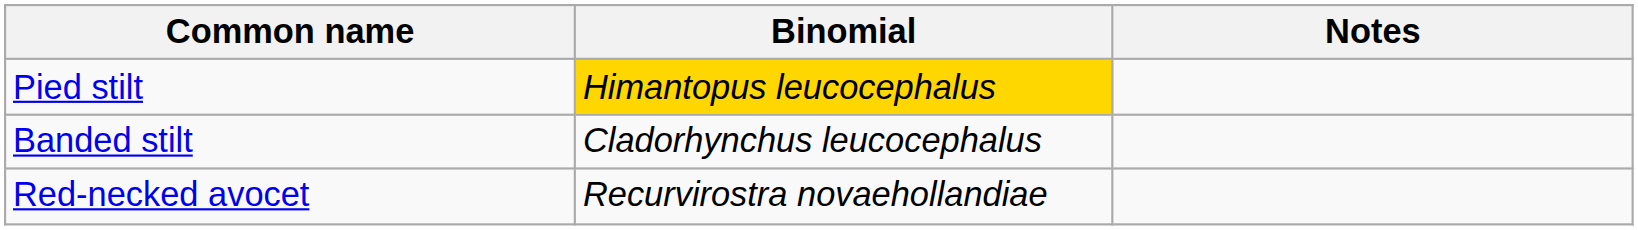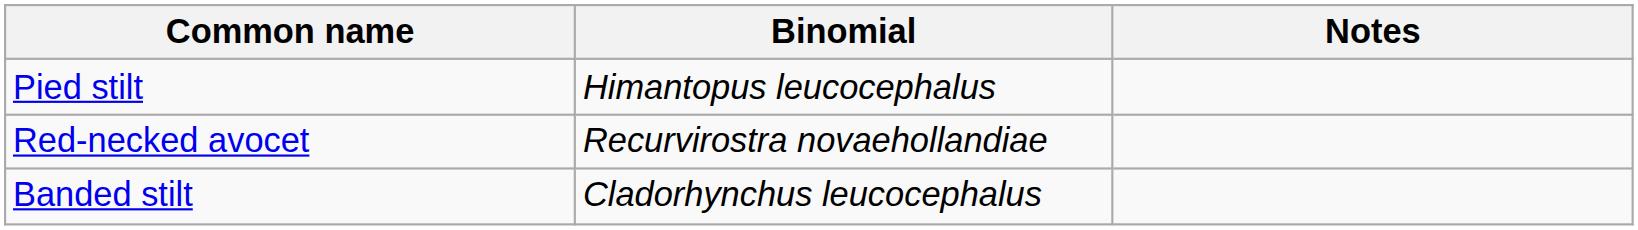(789, 86) gold background -> (789, 86) no background
rows swapped: (103, 140) <-> (161, 195)
